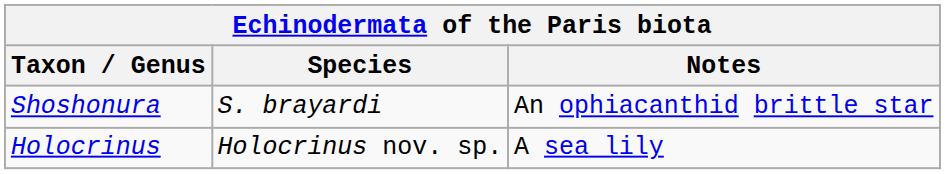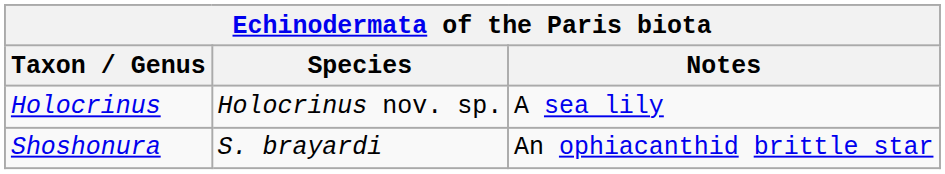rows swapped: (86, 147) <-> (86, 107)
